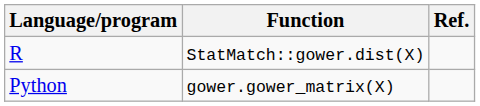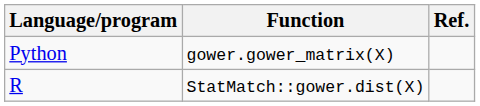rows swapped: (16, 52) <-> (38, 85)
